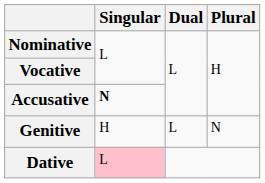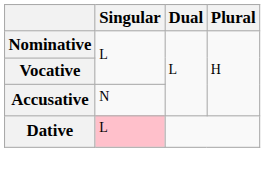(104, 100) bold -> (104, 96) normal
- row: (50, 131)
